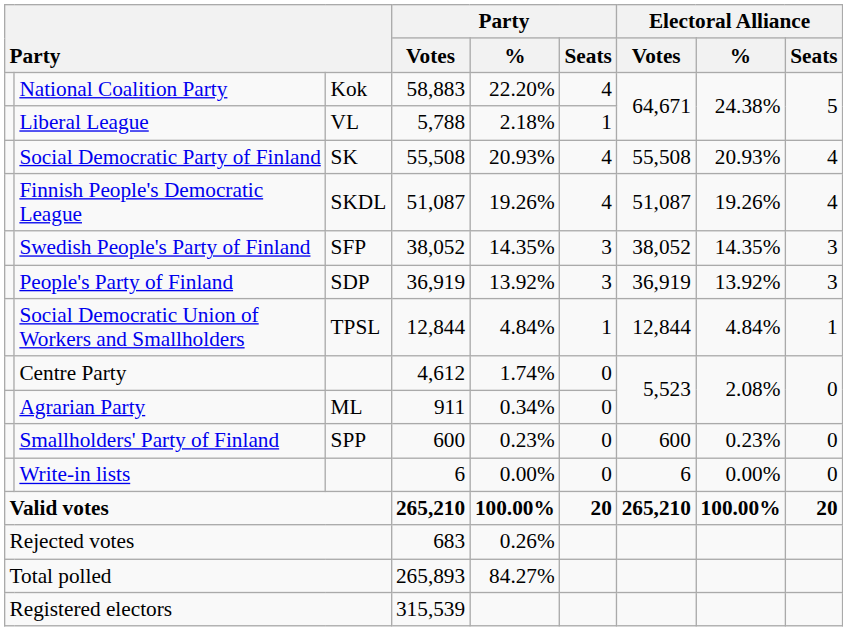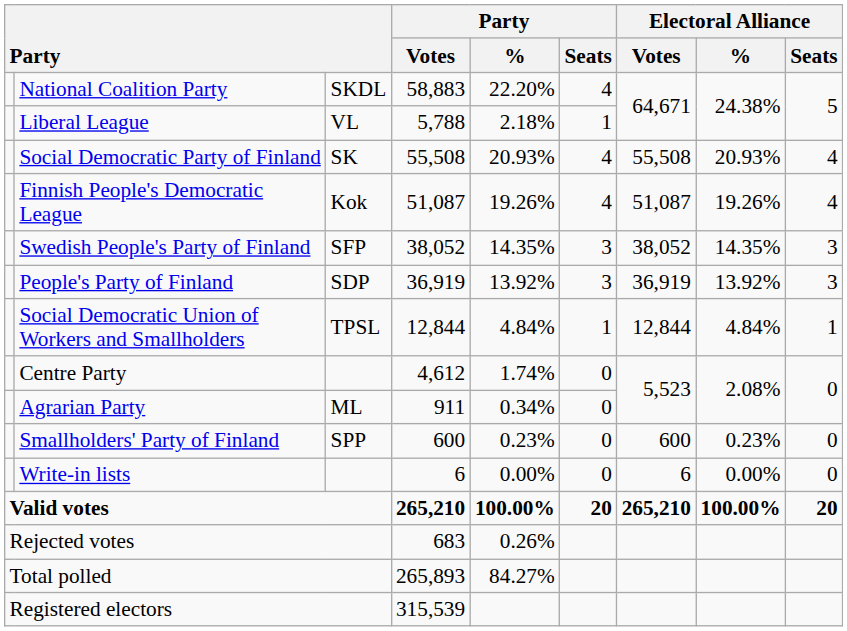(349, 88) Kok -> (358, 88) SKDL
(358, 202) SKDL -> (349, 202) Kok
